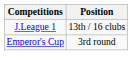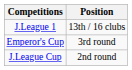+ row: (35, 57)
